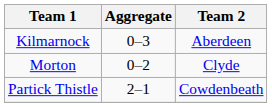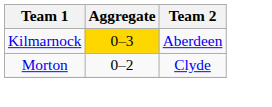(138, 41) no background -> (122, 41) gold background
- row: (53, 89)
